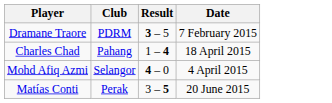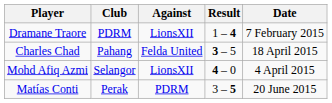+ column: (172, 13)
(157, 32) 3 – 5 -> (224, 32) 1 – 4
(157, 51) 1 – 4 -> (224, 51) 3 – 5
